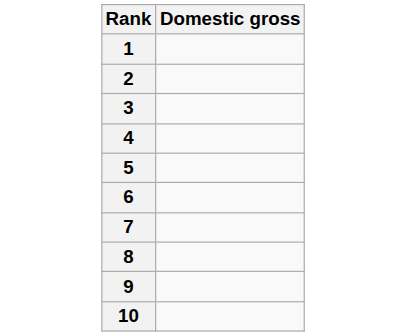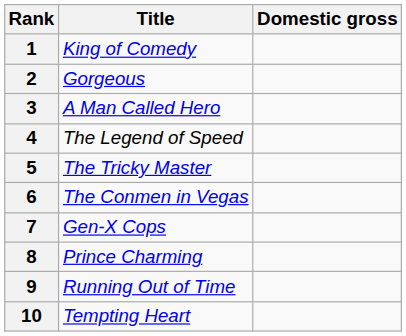+ column: (156, 19)
